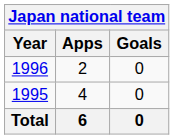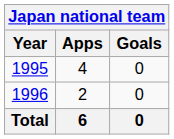rows swapped: (30, 95) <-> (30, 69)
